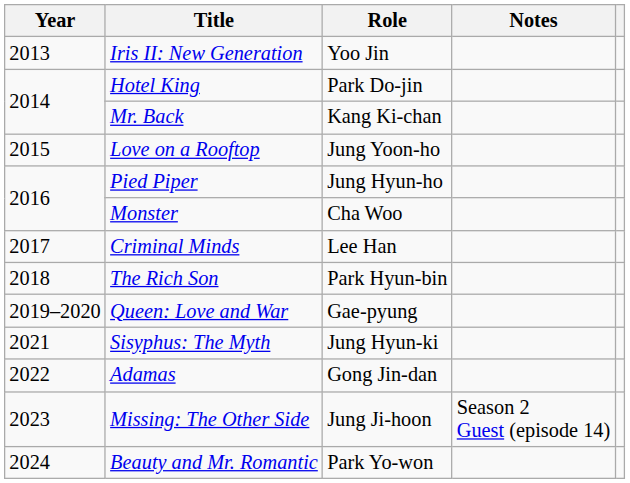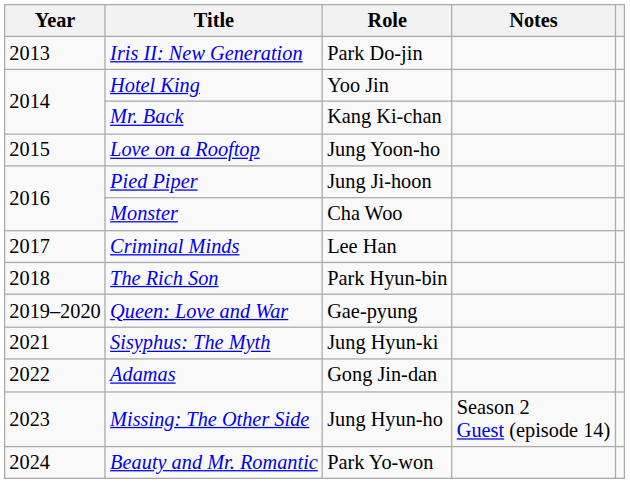(358, 52) Yoo Jin -> (375, 52) Park Do-jin
(375, 85) Park Do-jin -> (358, 85) Yoo Jin
(385, 181) Jung Hyun-ho -> (379, 181) Jung Ji-hoon
(379, 418) Jung Ji-hoon -> (385, 418) Jung Hyun-ho
